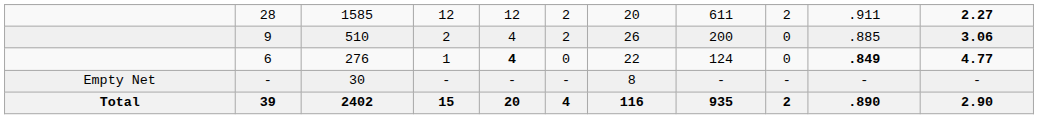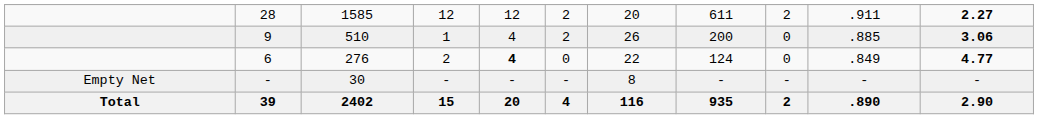(446, 37) 2 -> (446, 37) 1
(446, 59) 1 -> (446, 59) 2
(864, 59) bold -> (864, 59) normal
